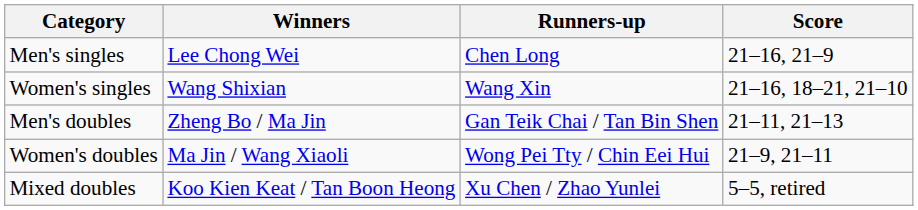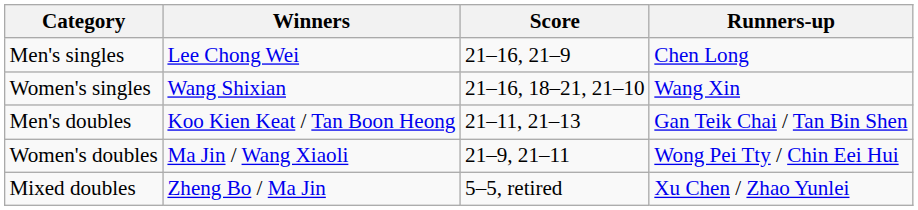columns swapped: (592, 21) <-> (818, 21)
(247, 121) Zheng Bo / Ma Jin -> (311, 121) Koo Kien Keat / Tan Boon Heong
(311, 188) Koo Kien Keat / Tan Boon Heong -> (247, 188) Zheng Bo / Ma Jin
